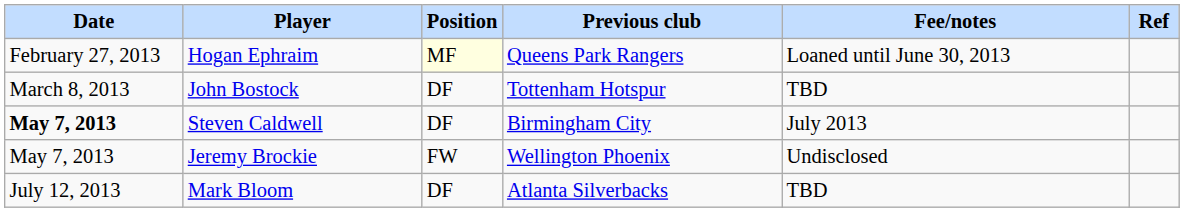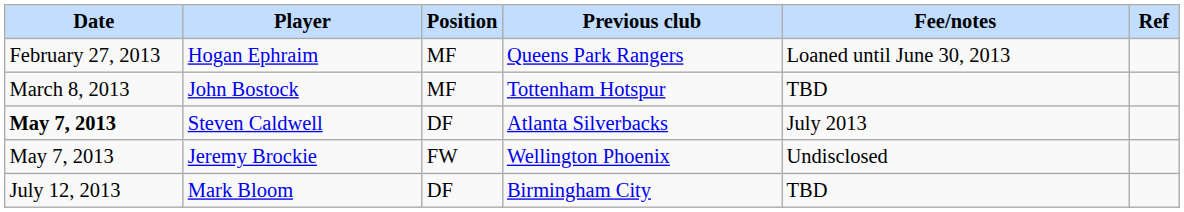(442, 55) lightyellow background -> (442, 55) no background
(440, 89) DF -> (442, 89) MF
(579, 123) Birmingham City -> (588, 123) Atlanta Silverbacks
(588, 190) Atlanta Silverbacks -> (579, 190) Birmingham City
